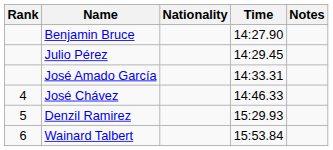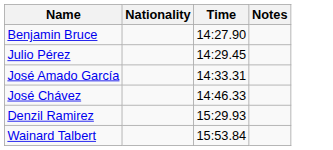- column: (23, 15)
